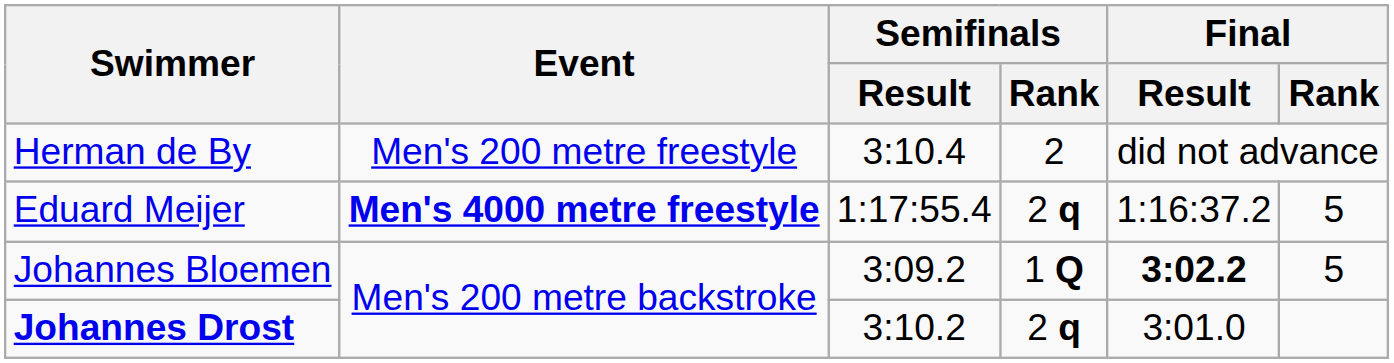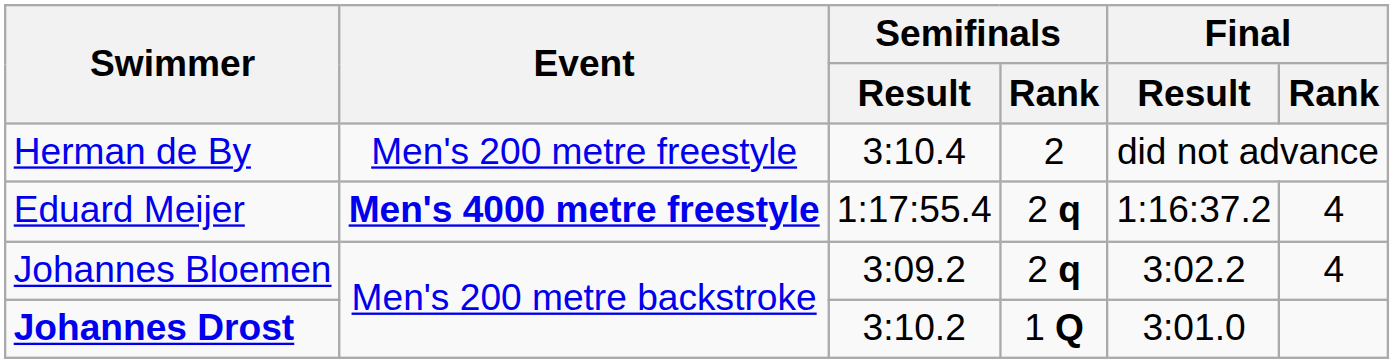(1334, 210) 5 -> (1334, 210) 4
(1054, 269) 1 Q -> (1054, 269) 2 q
(1194, 269) bold -> (1194, 269) normal
(1334, 269) 5 -> (1334, 269) 4
(1054, 328) 2 q -> (1054, 328) 1 Q
